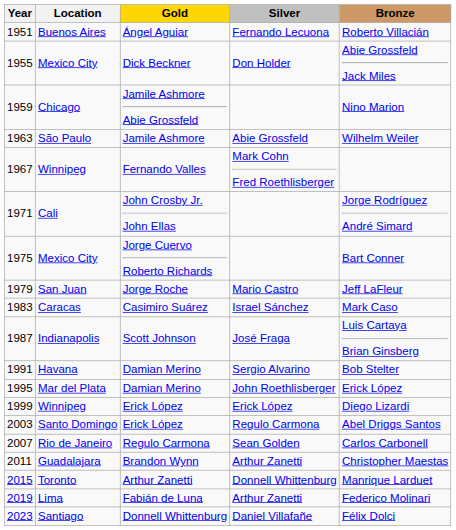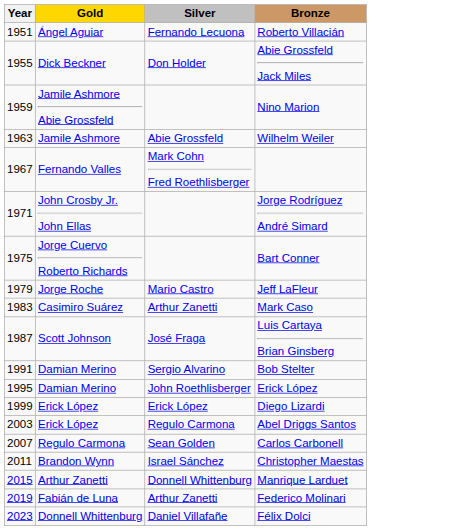- column: (78, 13)
(270, 307) Israel Sánchez -> (183, 307) Arthur Zanetti
(267, 461) Arthur Zanetti -> (186, 461) Israel Sánchez
